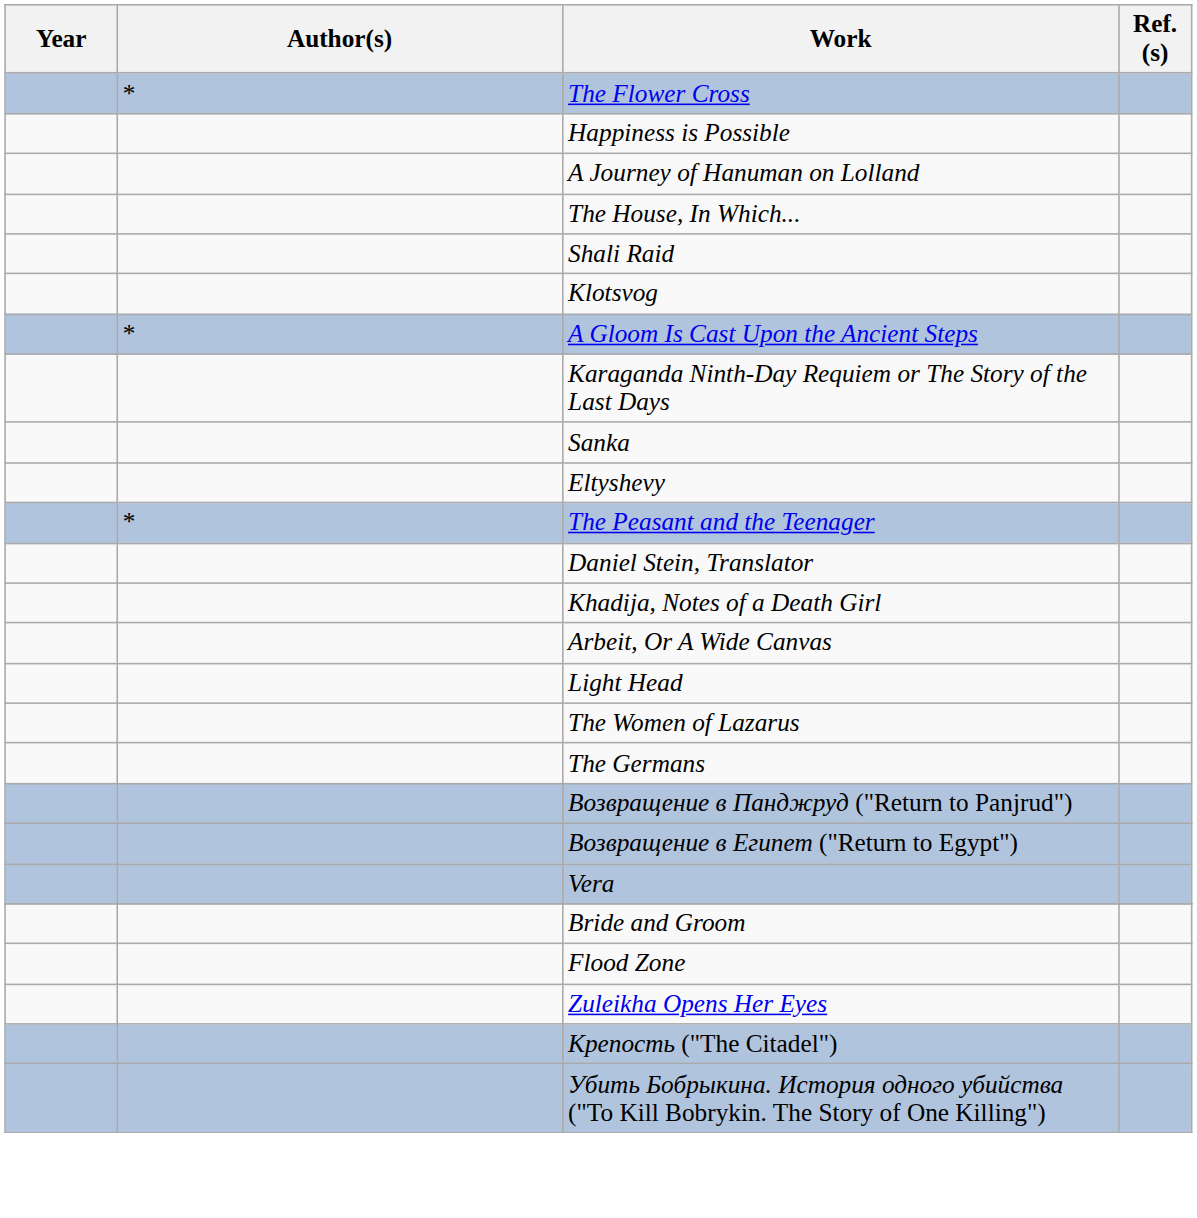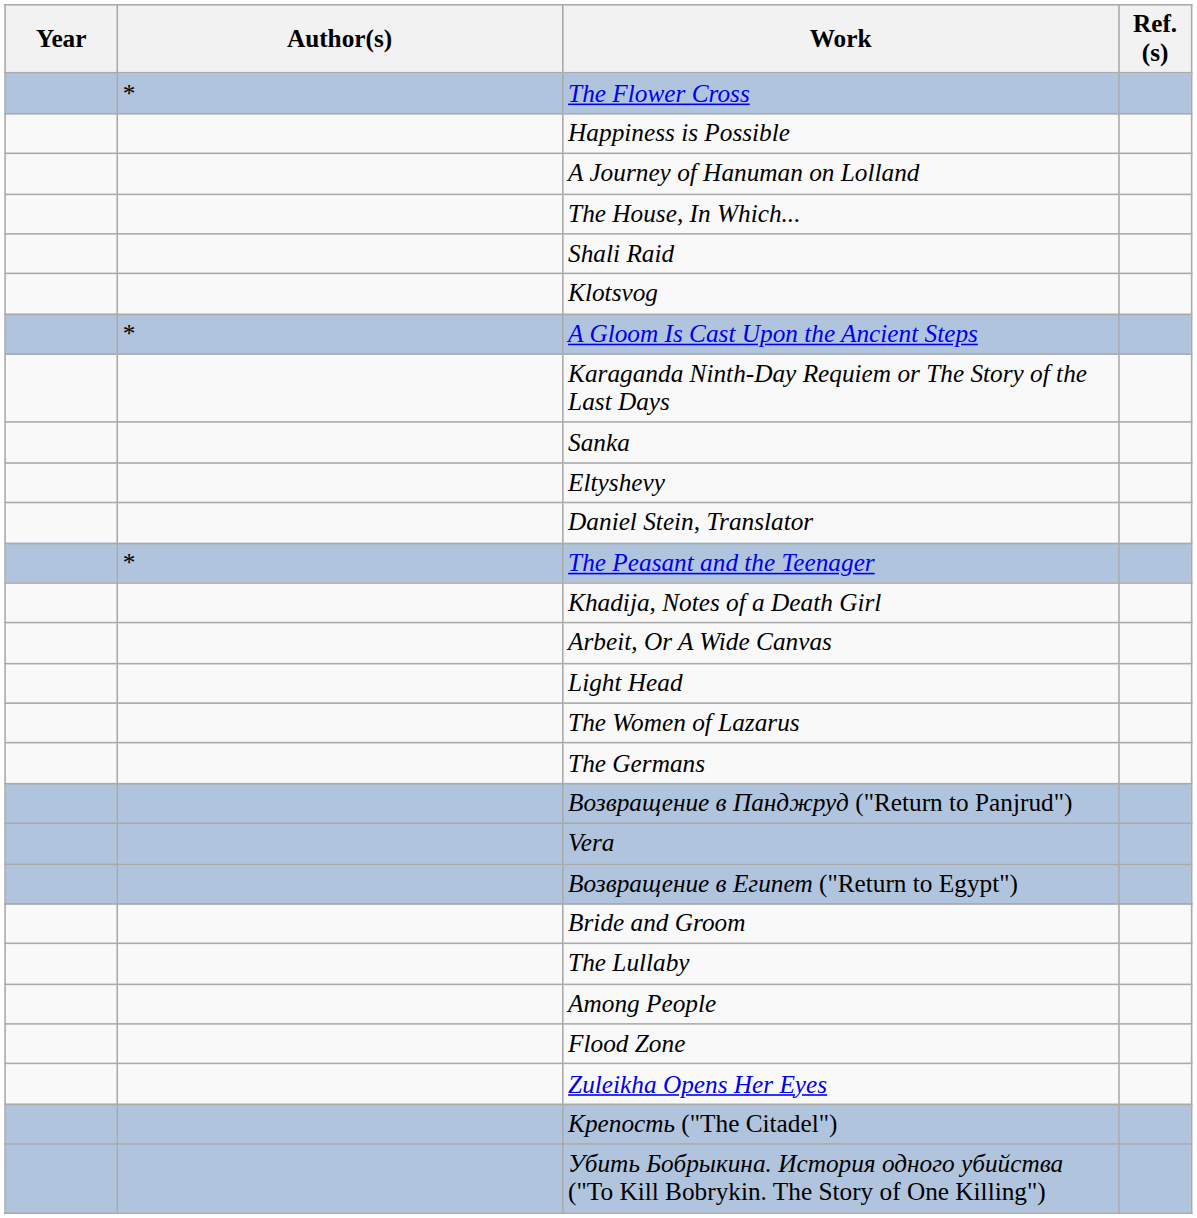rows swapped: (691, 562) <-> (721, 522)
rows swapped: (793, 843) <-> (591, 883)
+ row: (629, 963)
+ row: (642, 1003)
